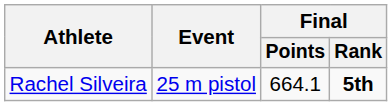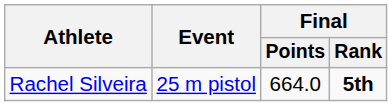(295, 85) 664.1 -> (295, 85) 664.0
